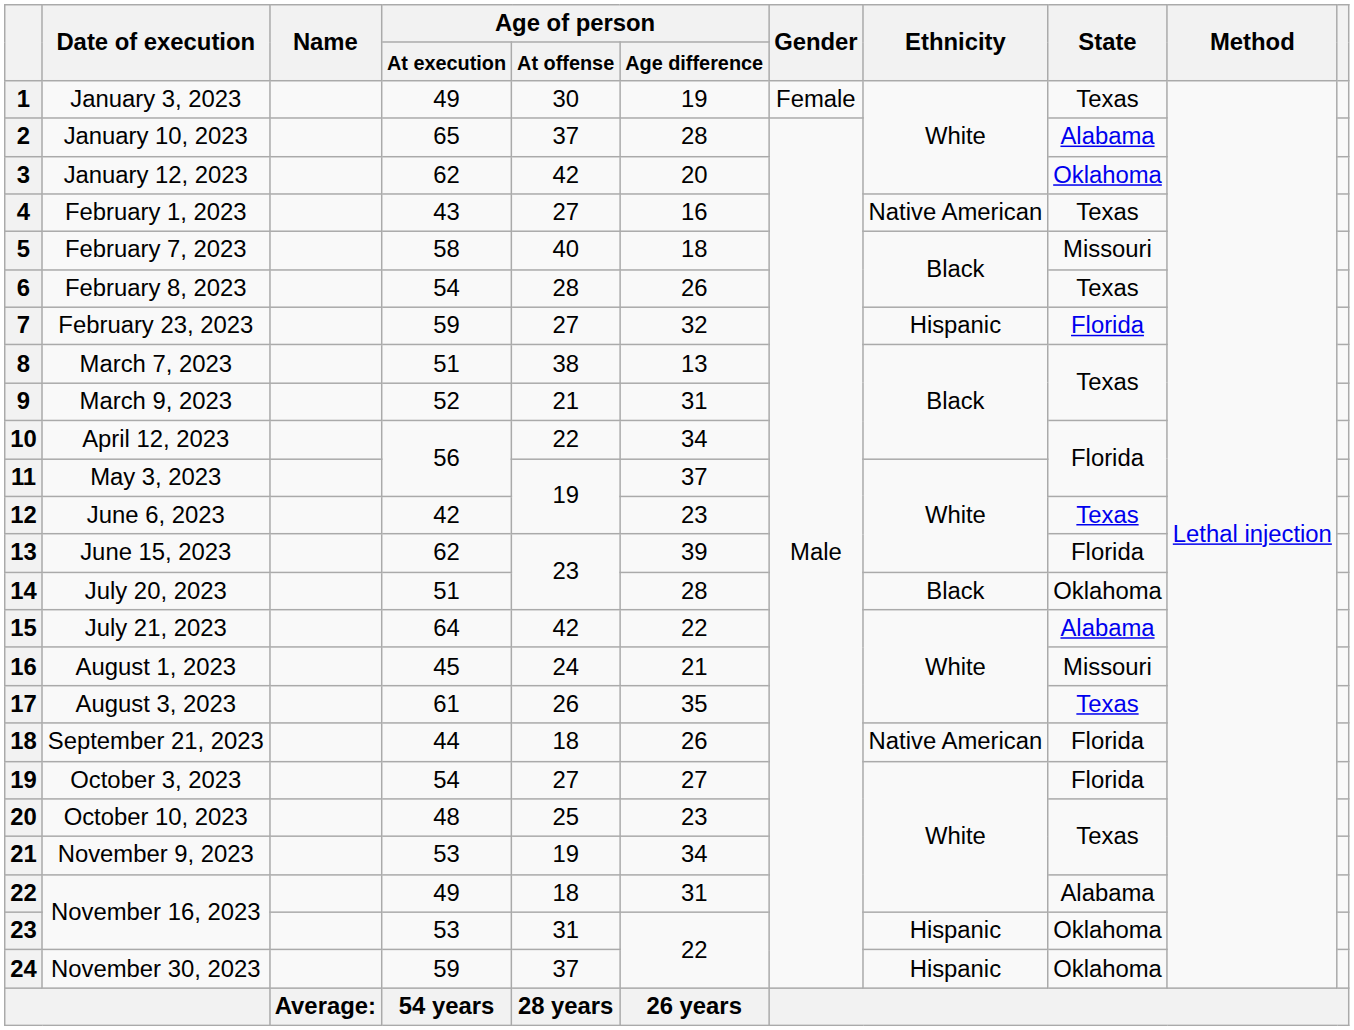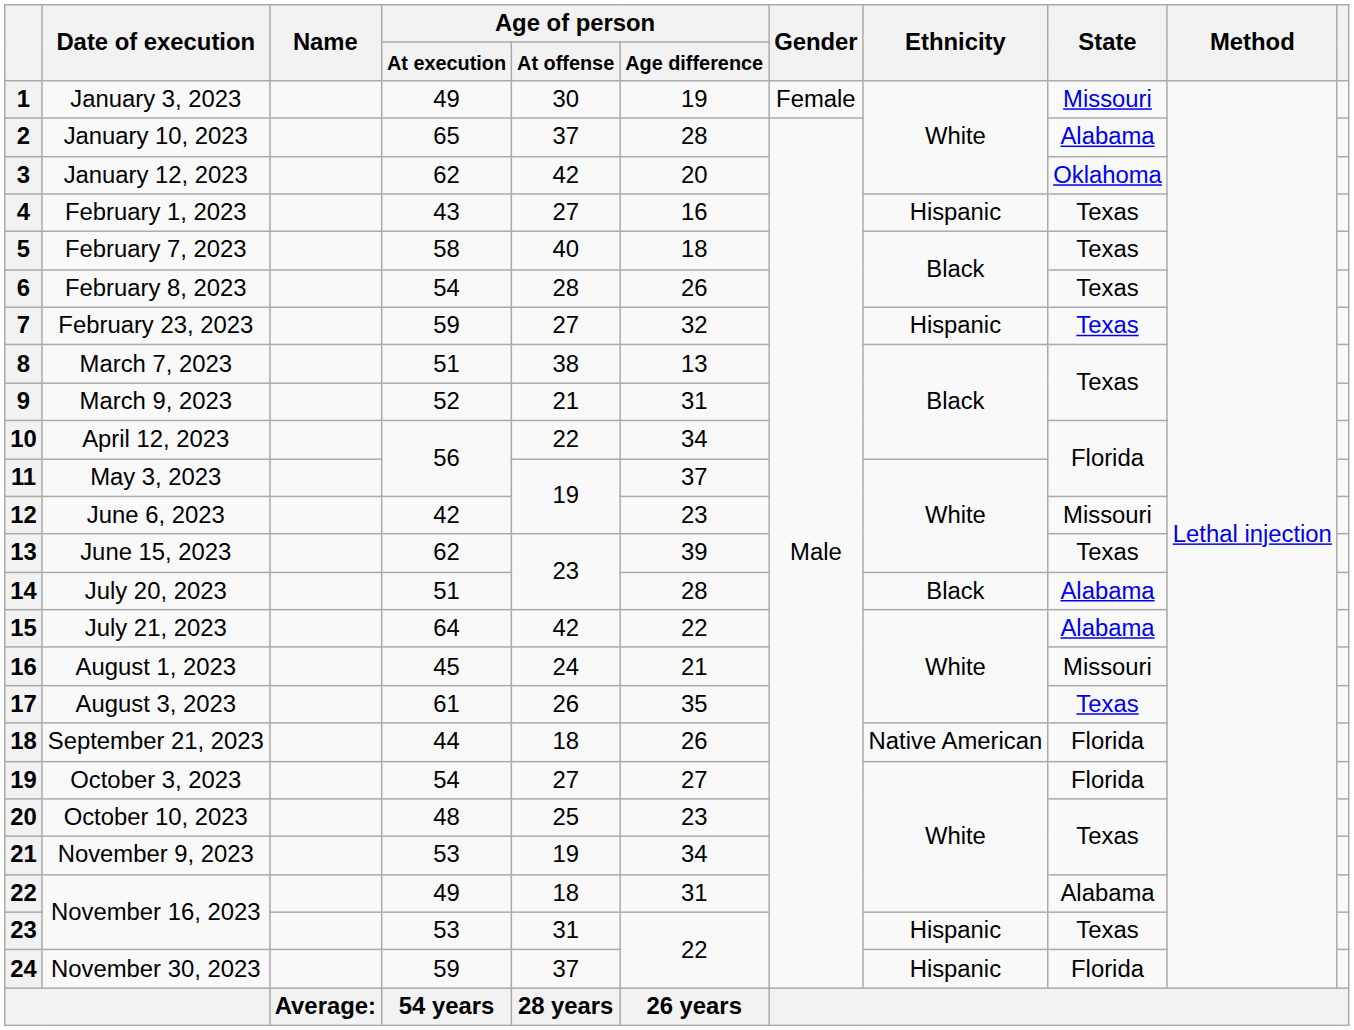(1107, 99) Texas -> (1107, 99) Missouri
(955, 212) Native American -> (955, 212) Hispanic
(1107, 250) Missouri -> (1107, 250) Texas
(1107, 325) Florida -> (1107, 325) Texas
(1107, 514) Texas -> (1107, 514) Missouri
(1107, 552) Florida -> (1107, 552) Texas
(1107, 590) Oklahoma -> (1107, 590) Alabama
(1107, 930) Oklahoma -> (1107, 930) Texas
(1107, 968) Oklahoma -> (1107, 968) Florida
